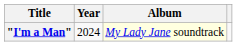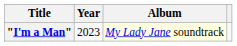(88, 31) 2024 -> (88, 31) 2023
